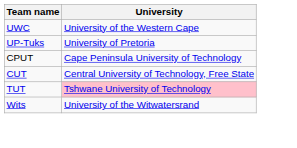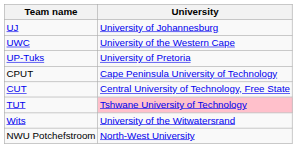+ row: (13, 27)
+ row: (51, 136)
